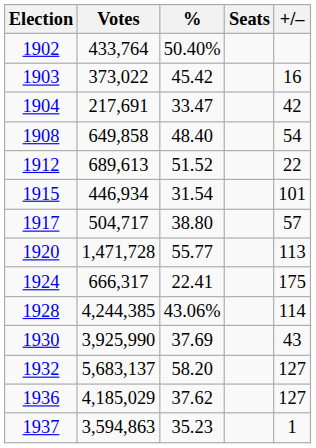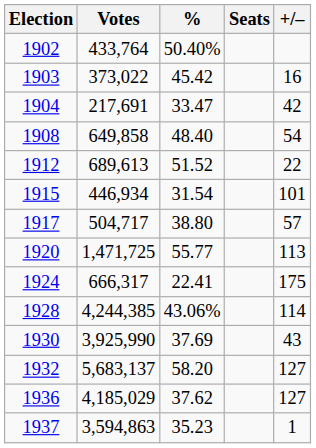(118, 252) 1,471,728 -> (118, 252) 1,471,725
